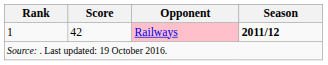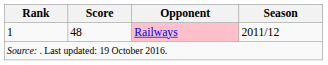(76, 32) 42 -> (76, 32) 48
(261, 32) bold -> (260, 32) normal
